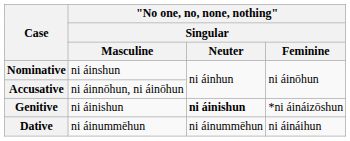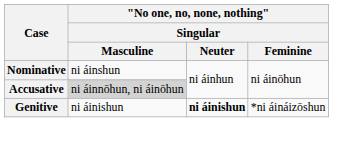(127, 88) no background -> (127, 88) lightgrey background
- row: (36, 126)
